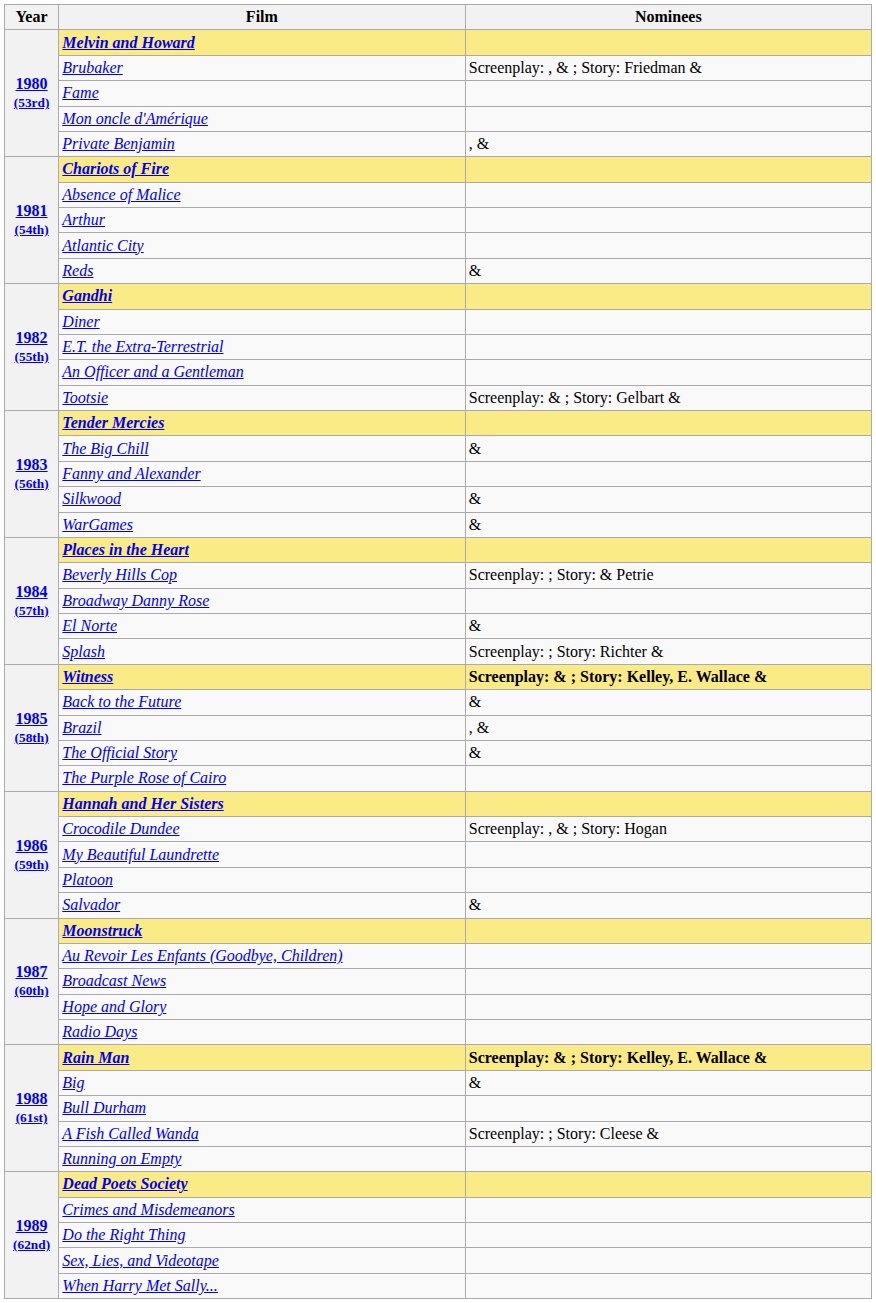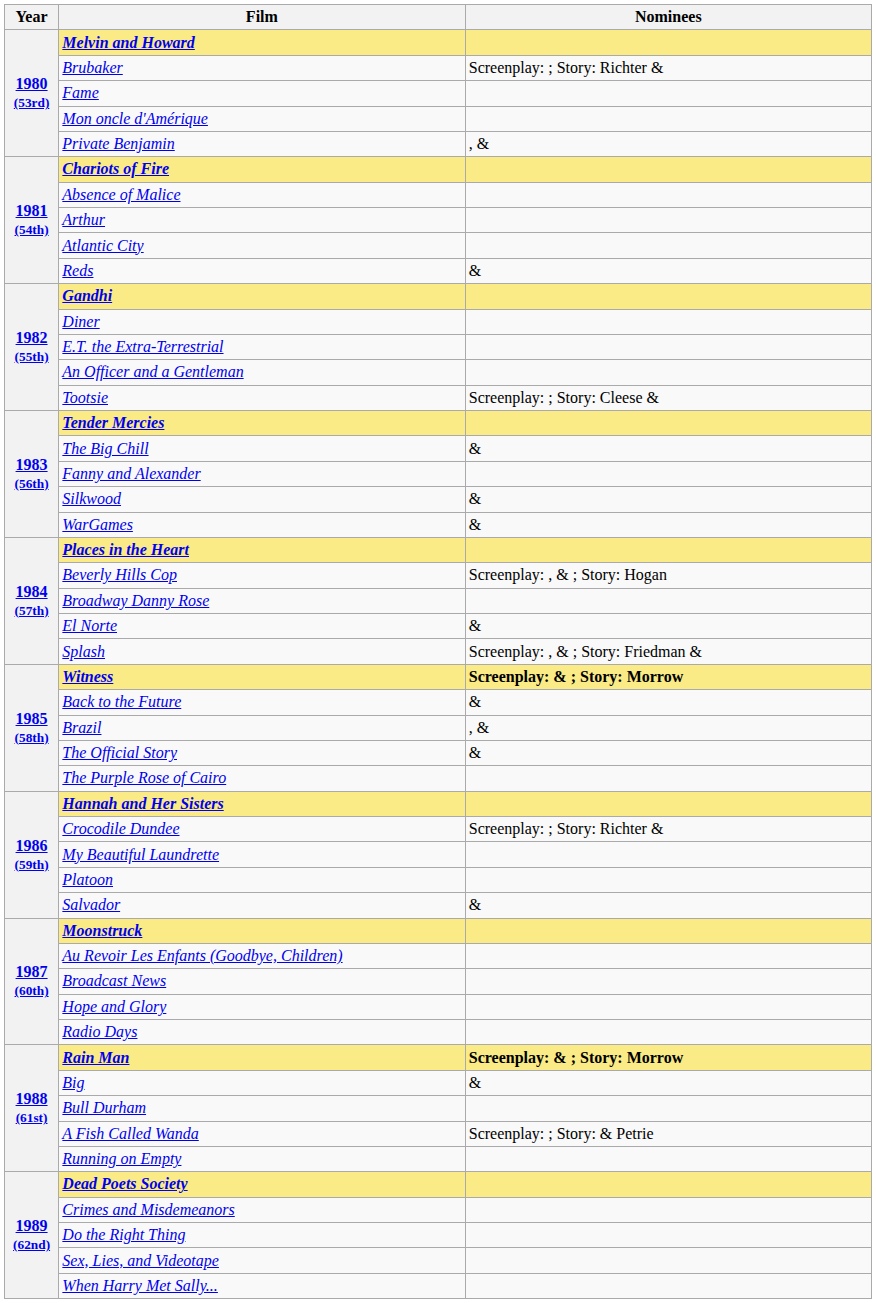(585, 67) Screenplay: , & ; Story: Friedman & -> (566, 67) Screenplay: ; Story: Richter &
(575, 397) Screenplay: & ; Story: Gelbart & -> (564, 397) Screenplay: ; Story: Cleese &
(561, 575) Screenplay: ; Story: & Petrie -> (568, 575) Screenplay: , & ; Story: Hogan
(566, 651) Screenplay: ; Story: Richter & -> (585, 651) Screenplay: , & ; Story: Friedman &
(618, 676) Screenplay: & ; Story: Kelley, E. Wallace & -> (576, 676) Screenplay: & ; Story: Morrow
(568, 829) Screenplay: , & ; Story: Hogan -> (566, 829) Screenplay: ; Story: Richter &
(618, 1057) Screenplay: & ; Story: Kelley, E. Wallace & -> (576, 1057) Screenplay: & ; Story: Morrow
(564, 1133) Screenplay: ; Story: Cleese & -> (561, 1133) Screenplay: ; Story: & Petrie
